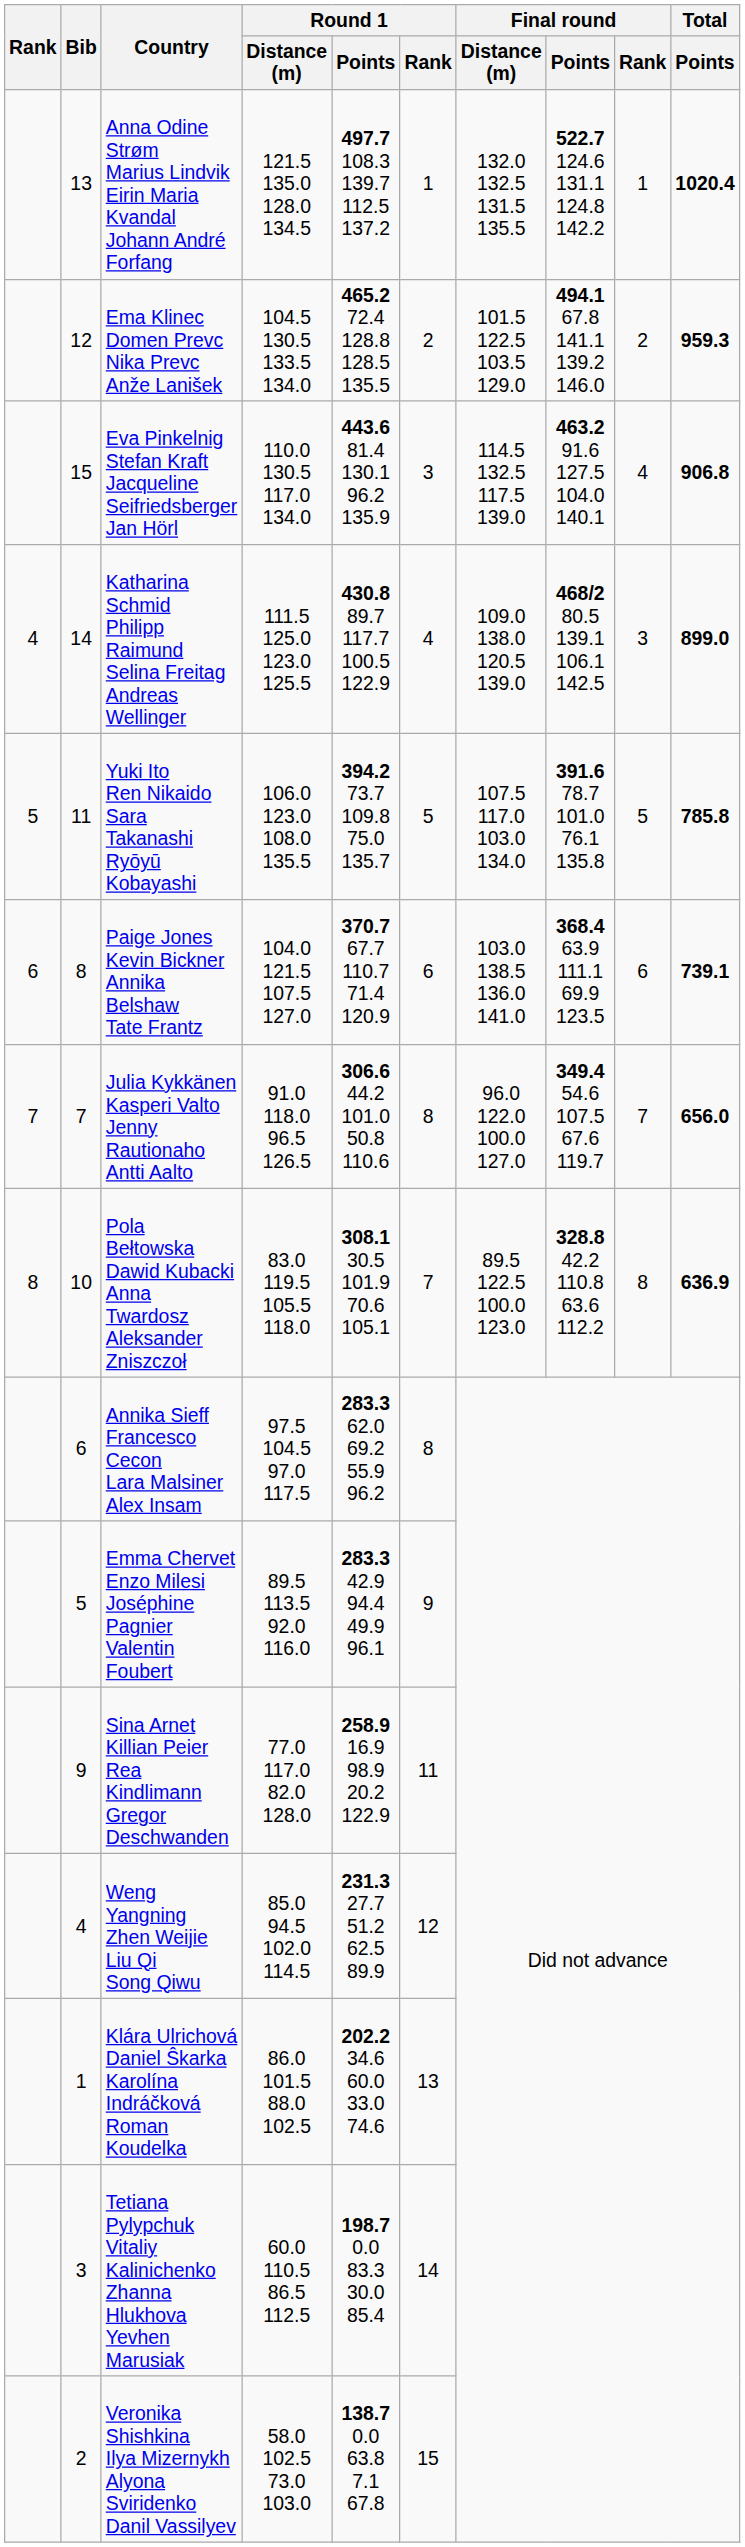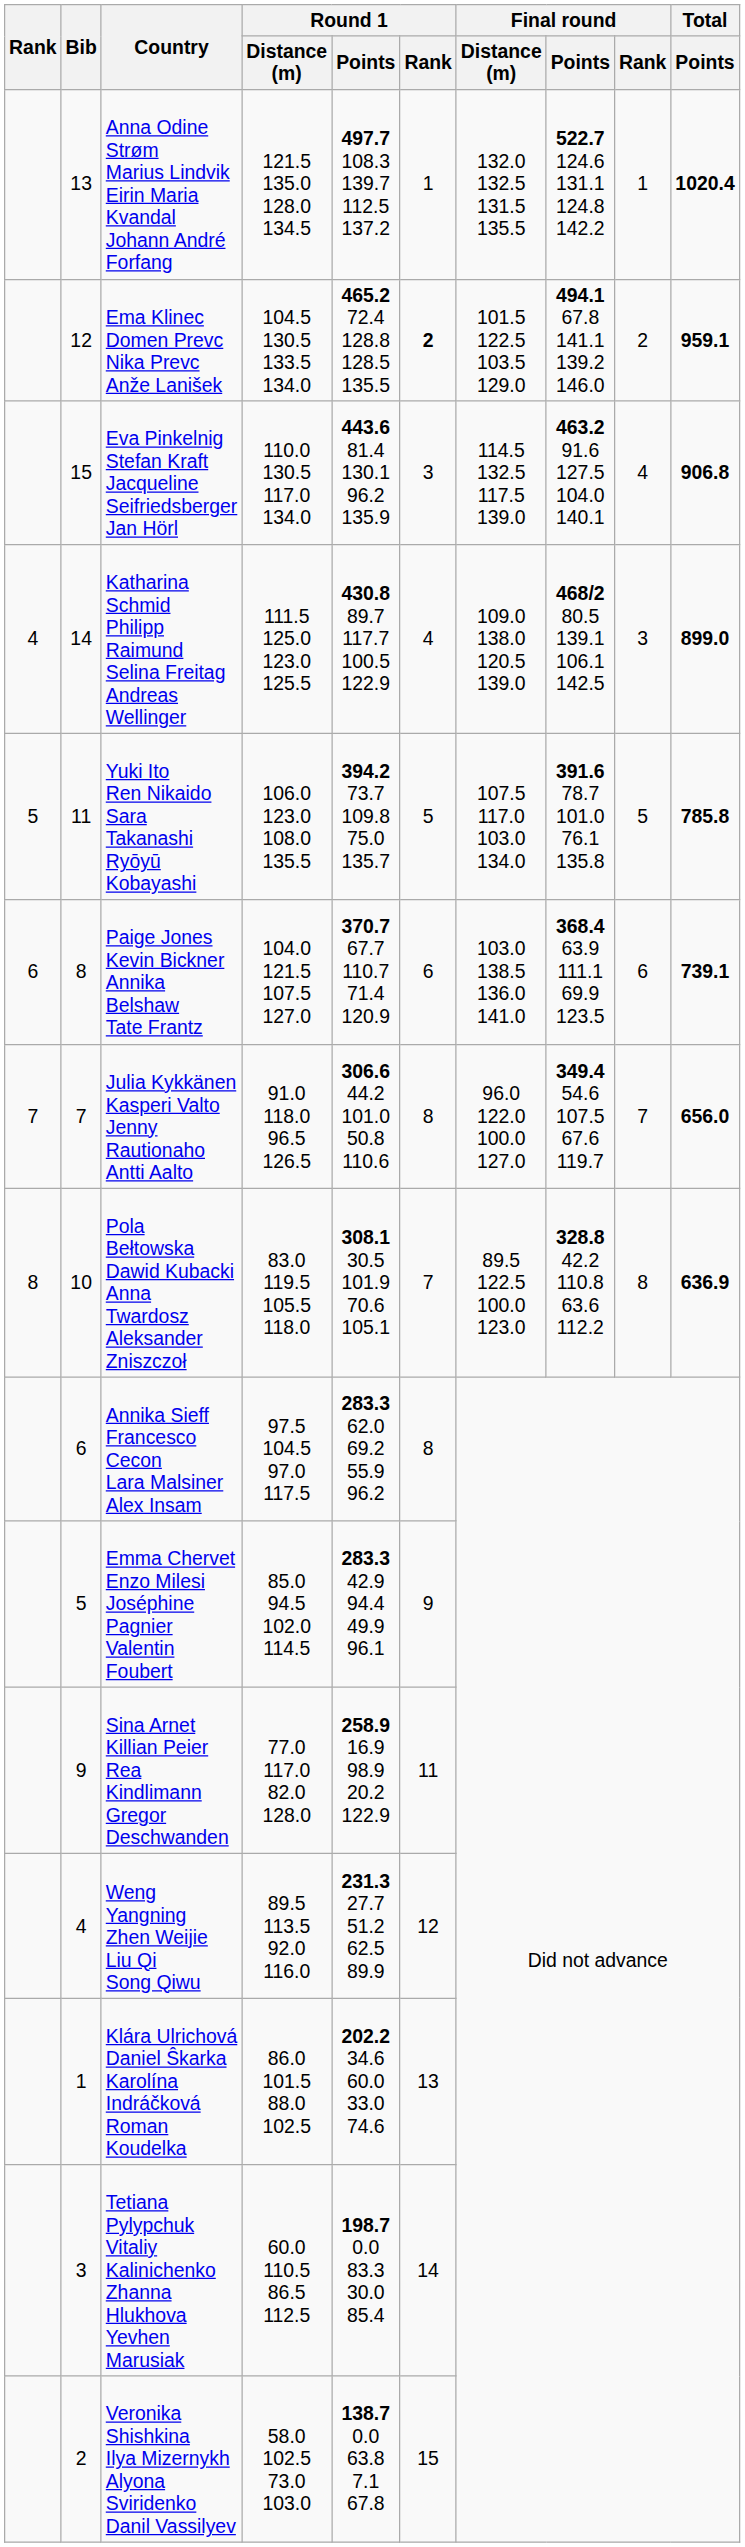(428, 339) normal -> (428, 339) bold
(705, 339) 959.3 -> (705, 339) 959.1
(287, 1614) 89.5 113.5 92.0 116.0 -> (287, 1614) 85.0 94.5 102.0 114.5
(287, 1936) 85.0 94.5 102.0 114.5 -> (287, 1936) 89.5 113.5 92.0 116.0
